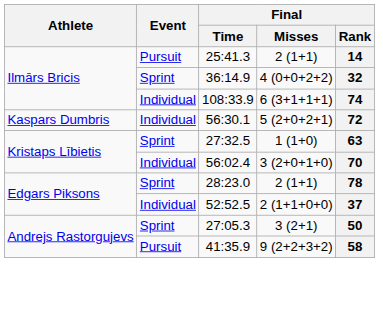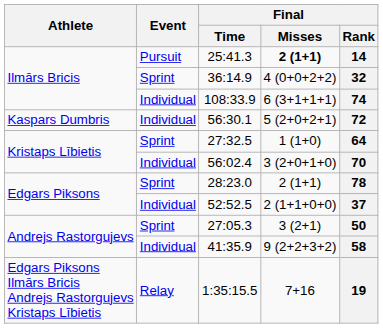(296, 57) normal -> (300, 57) bold
(355, 141) 63 -> (359, 141) 64
(160, 246) Pursuit -> (168, 246) Individual
+ row: (230, 290)
